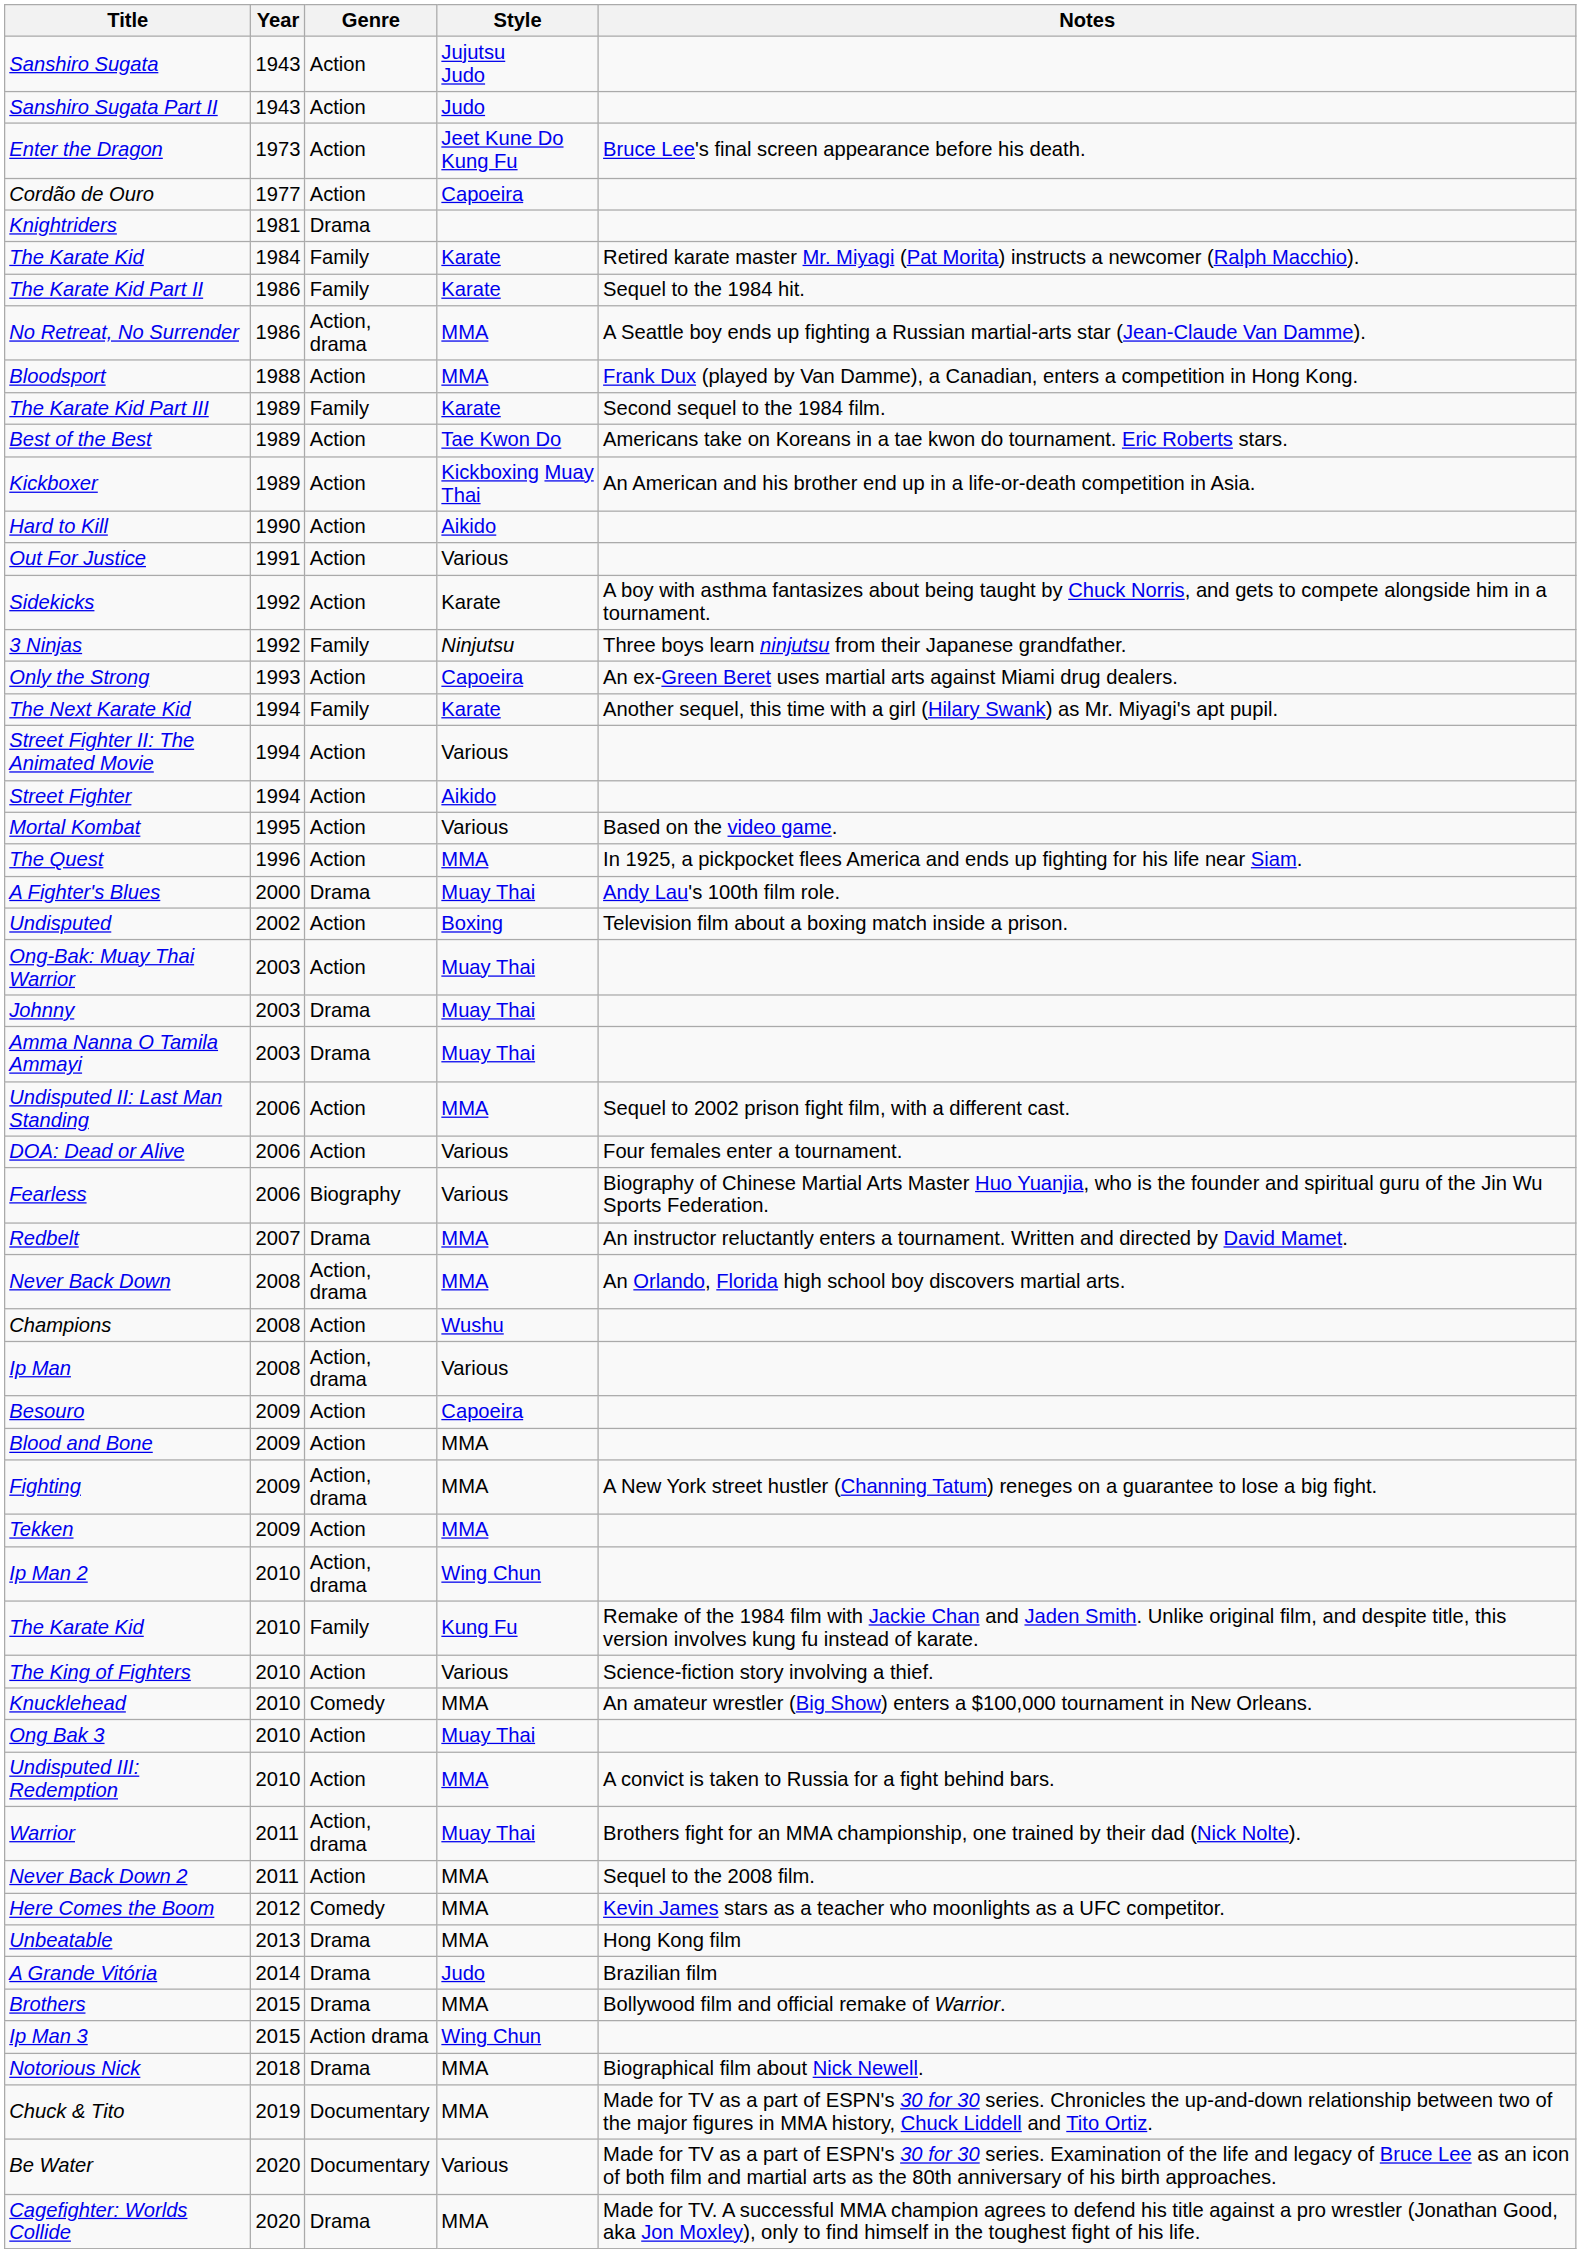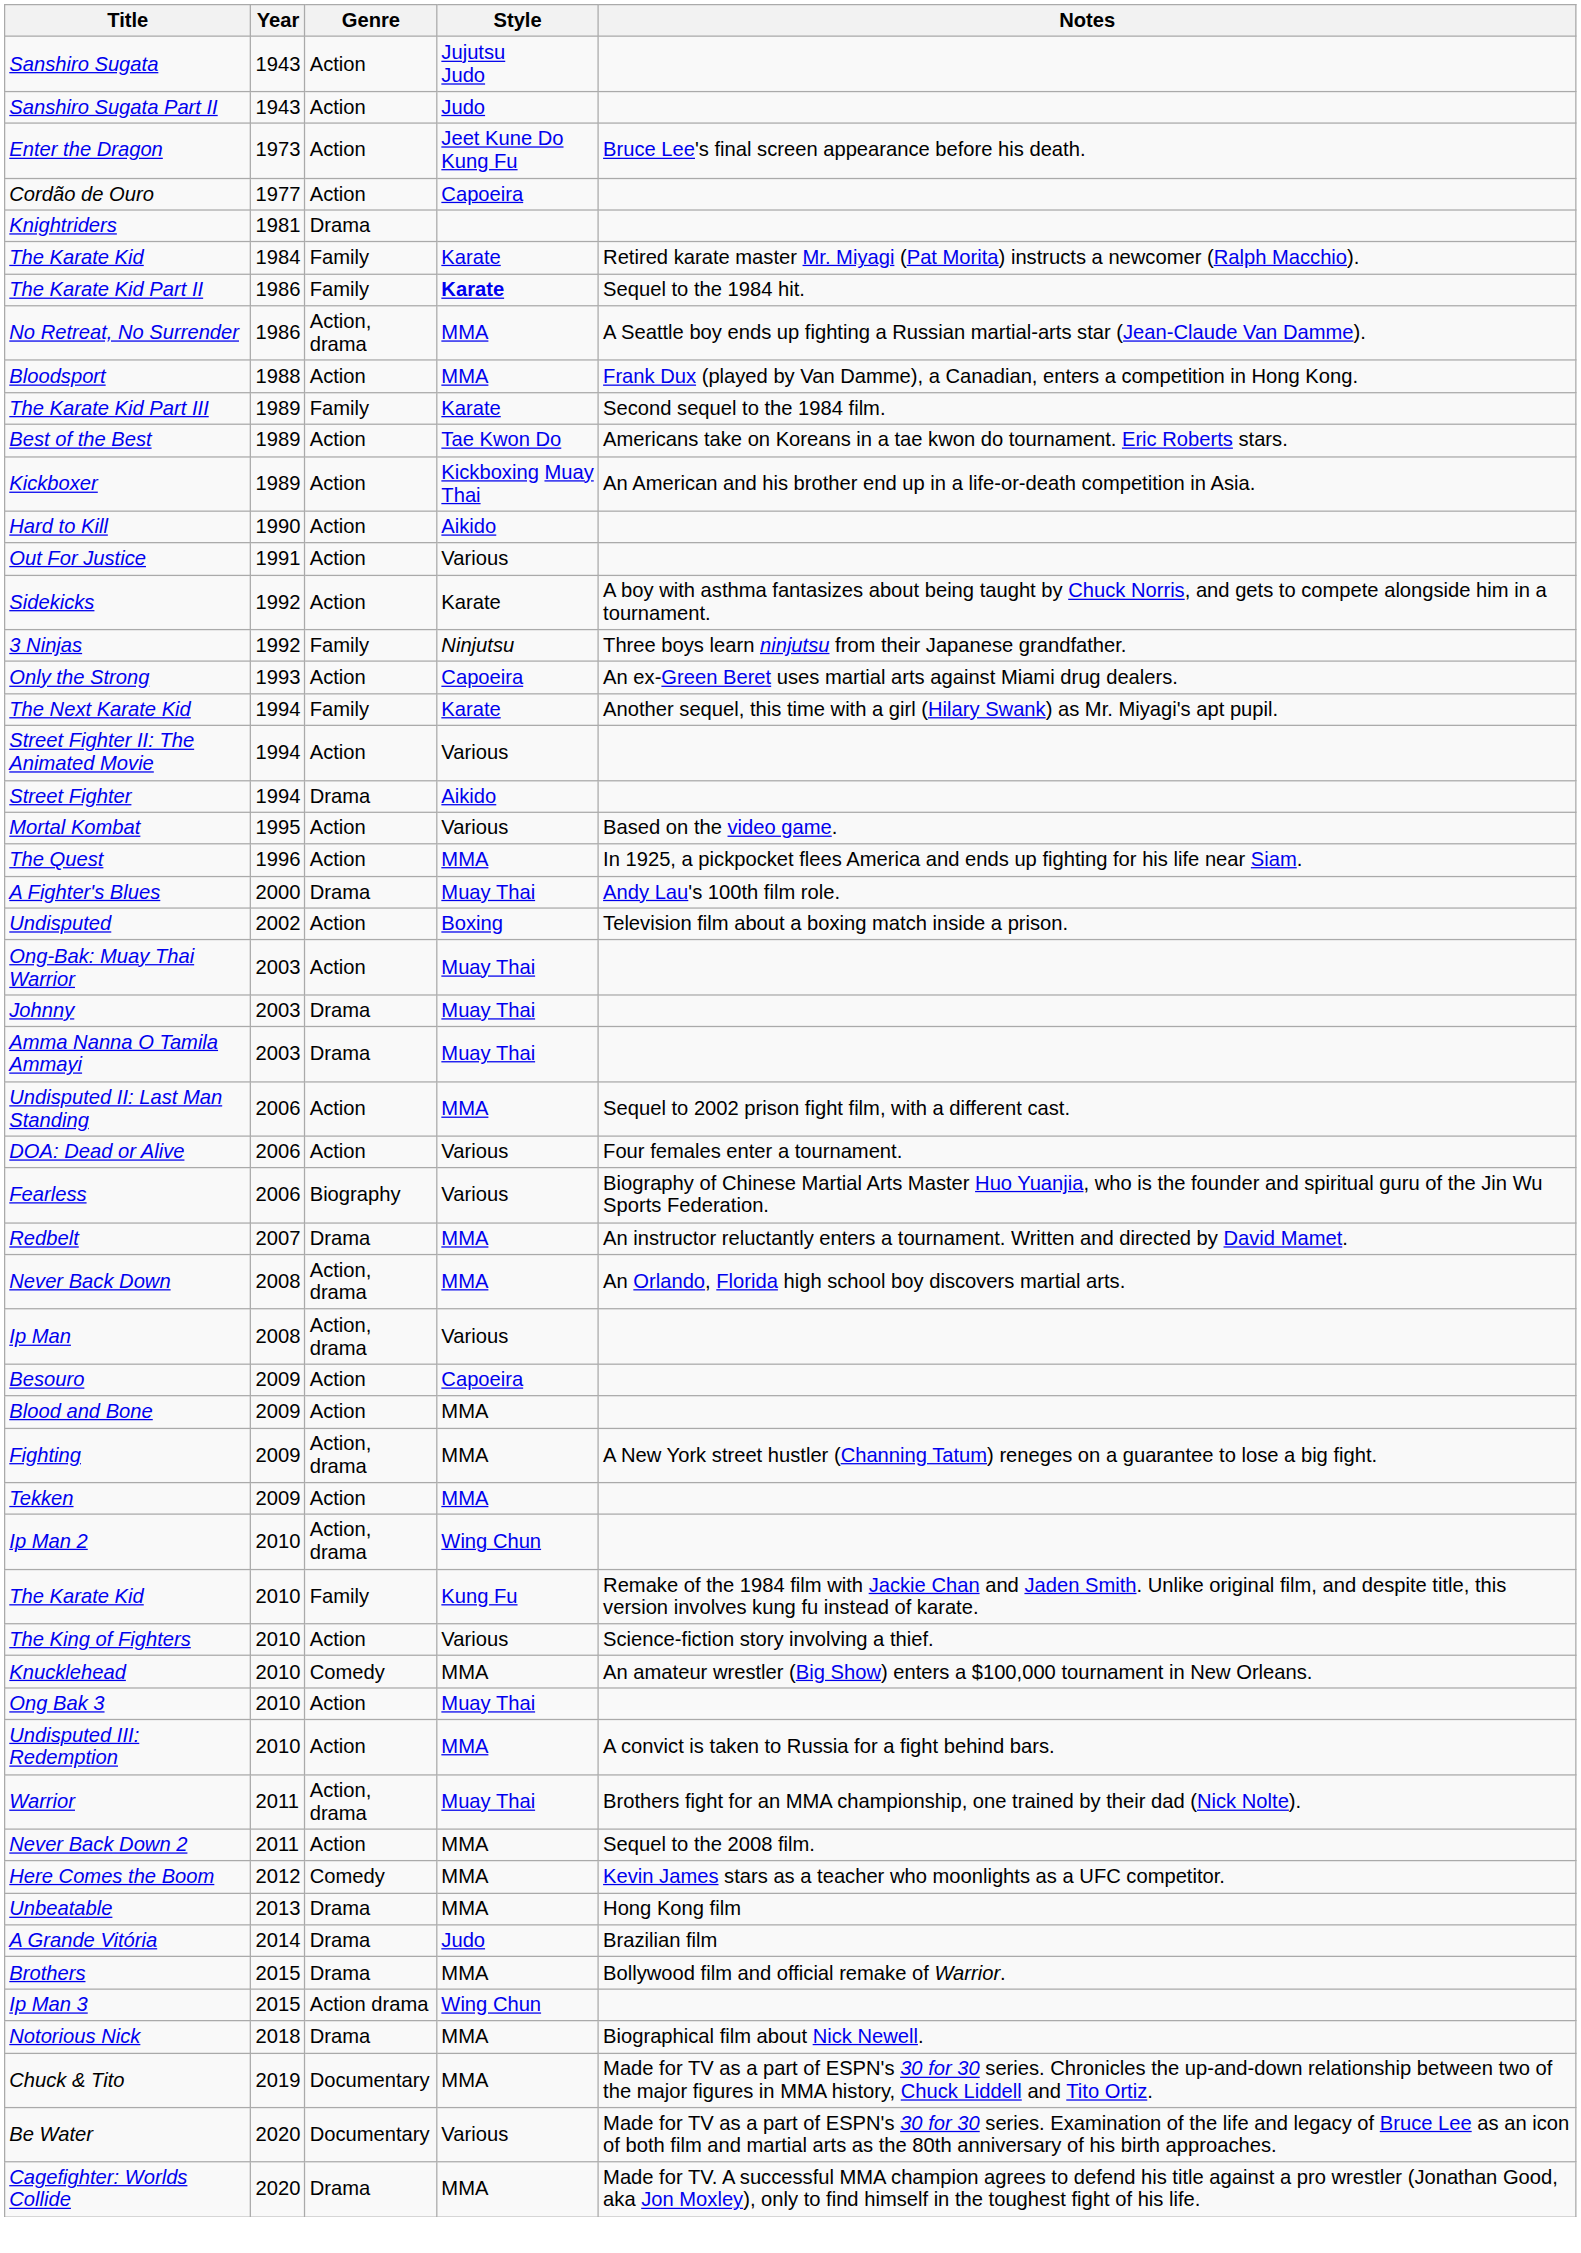(471, 289) normal -> (473, 289) bold
(338, 796) Action -> (340, 796) Drama
- row: (60, 1325)
